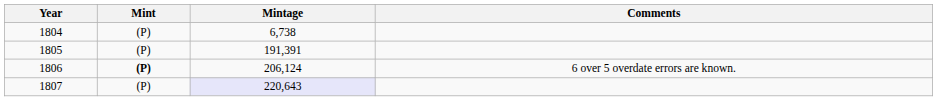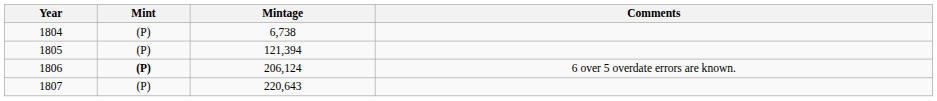(283, 50) 191,391 -> (283, 50) 121,394
(283, 86) lavender background -> (283, 86) no background
